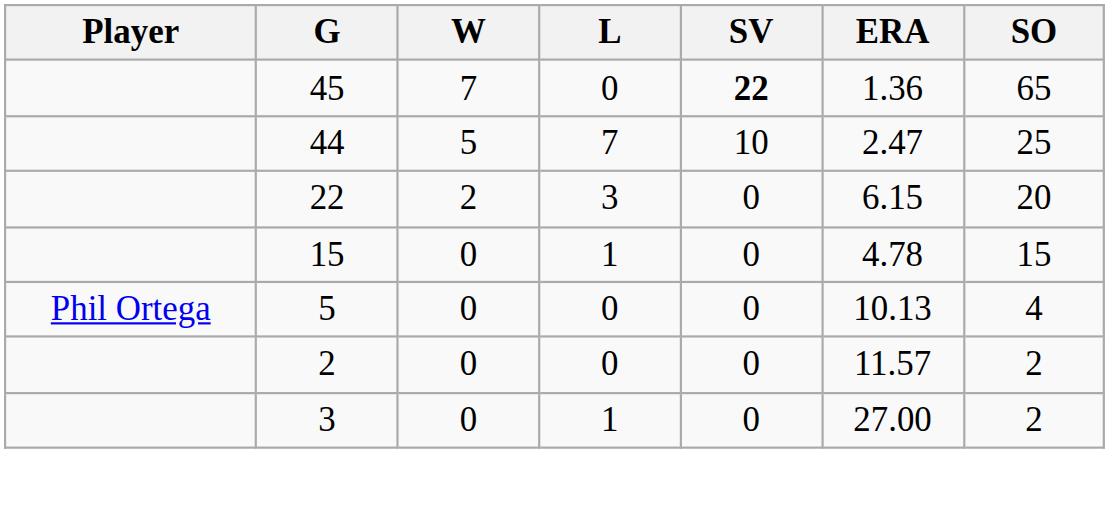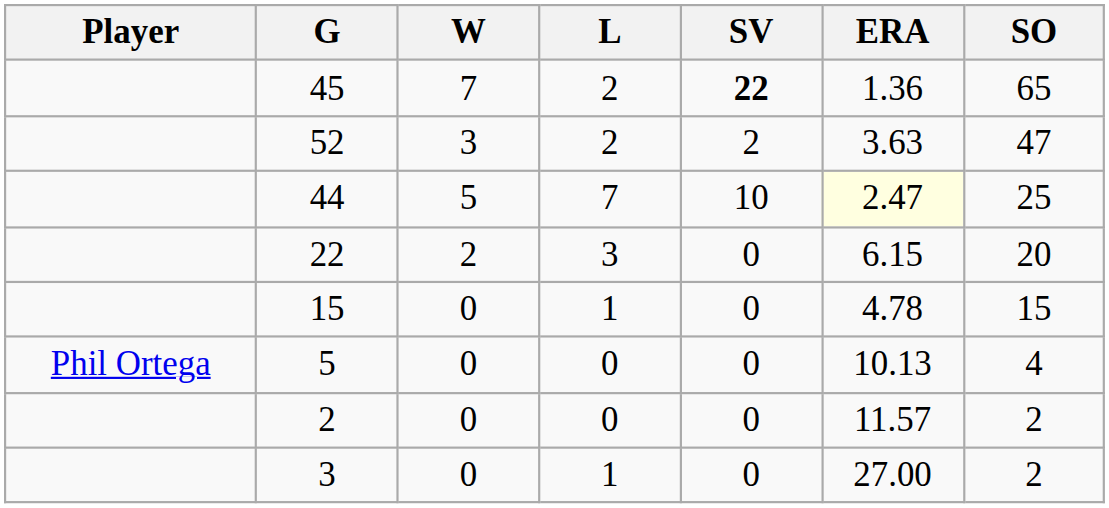(610, 87) 0 -> (610, 87) 2
+ row: (327, 142)
(893, 142) no background -> (893, 198) lightyellow background
